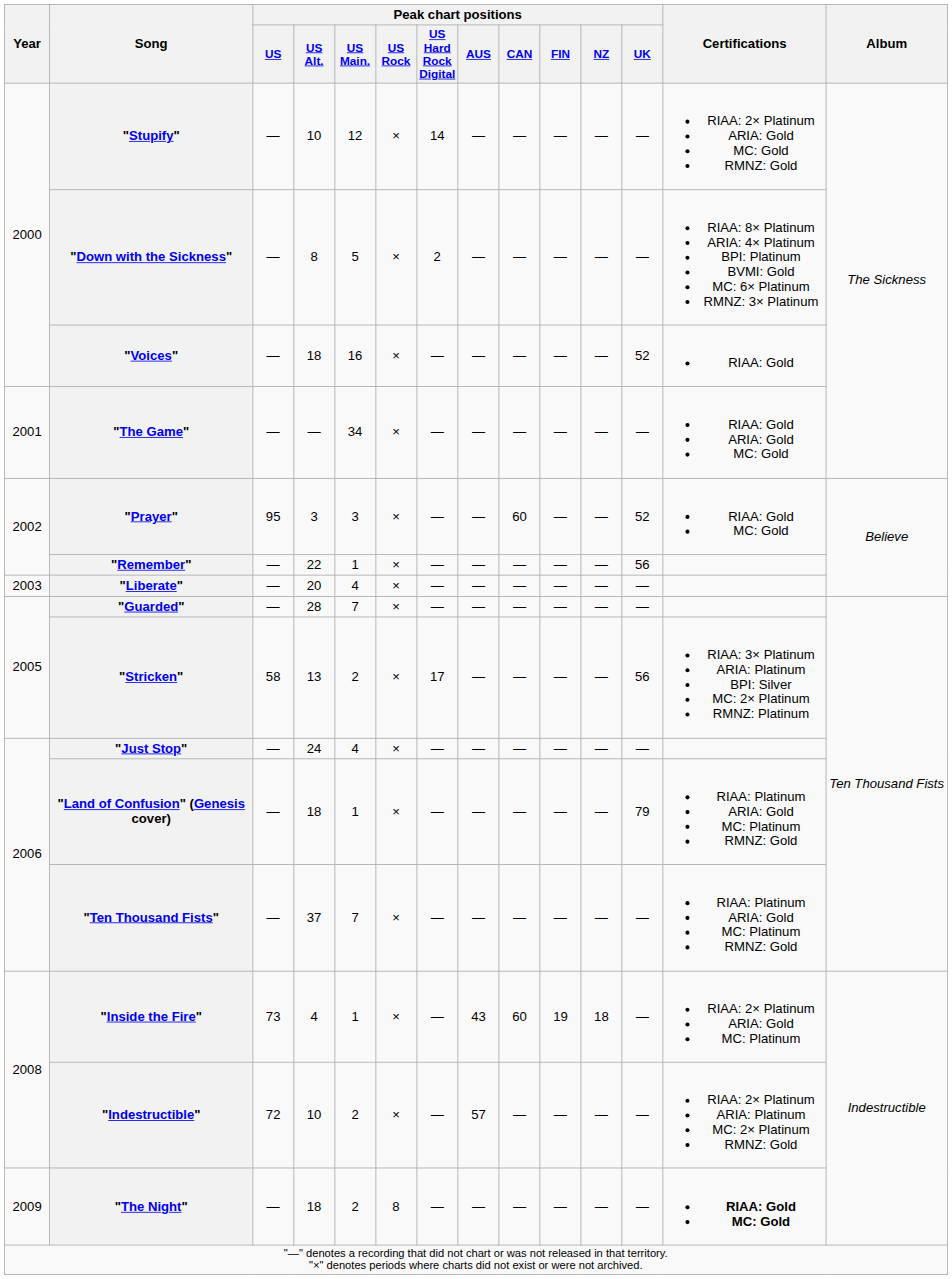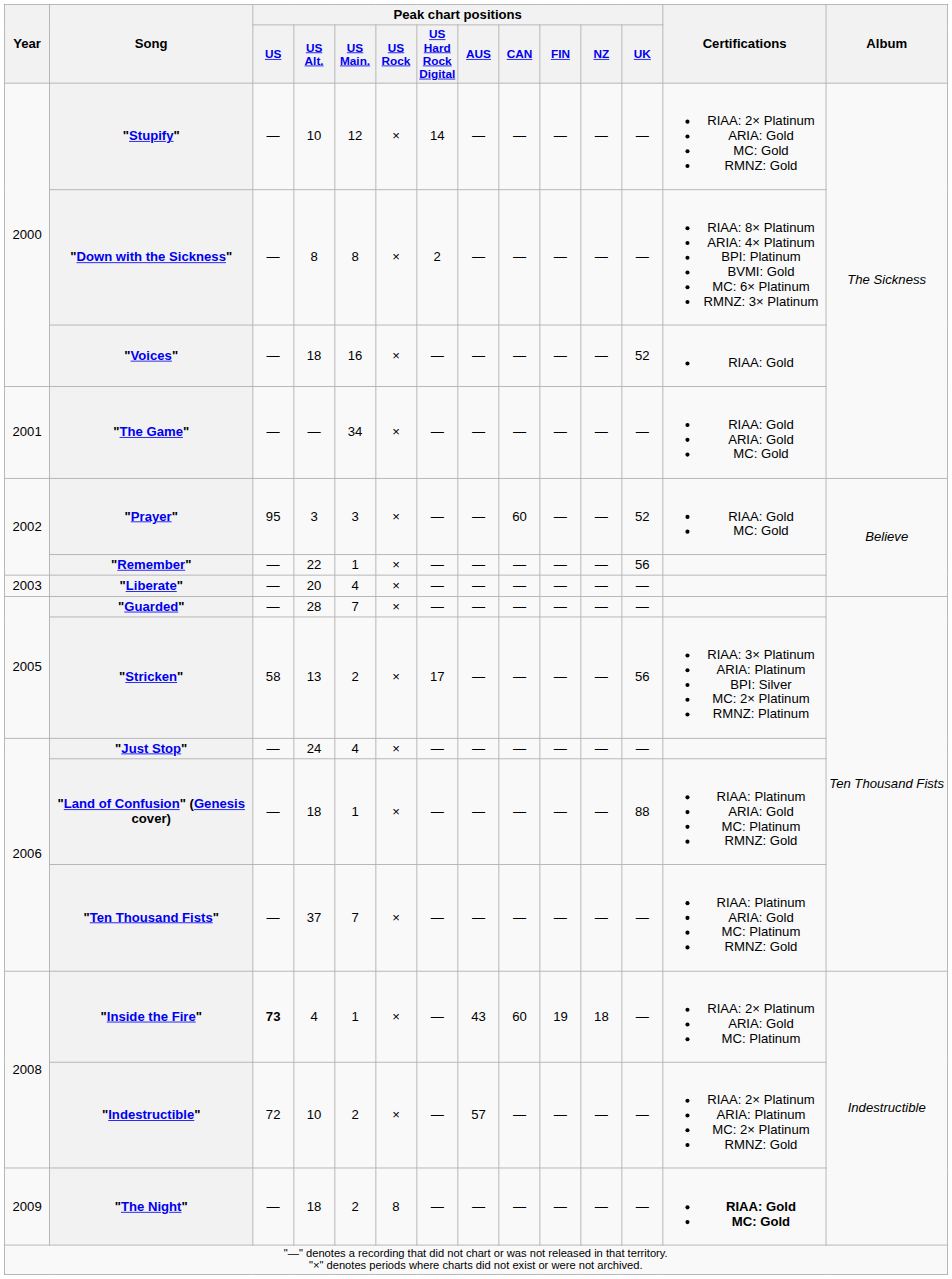(355, 257) 5 -> (355, 257) 8
(642, 811) 79 -> (642, 811) 88
(273, 1016) normal -> (273, 1016) bold
